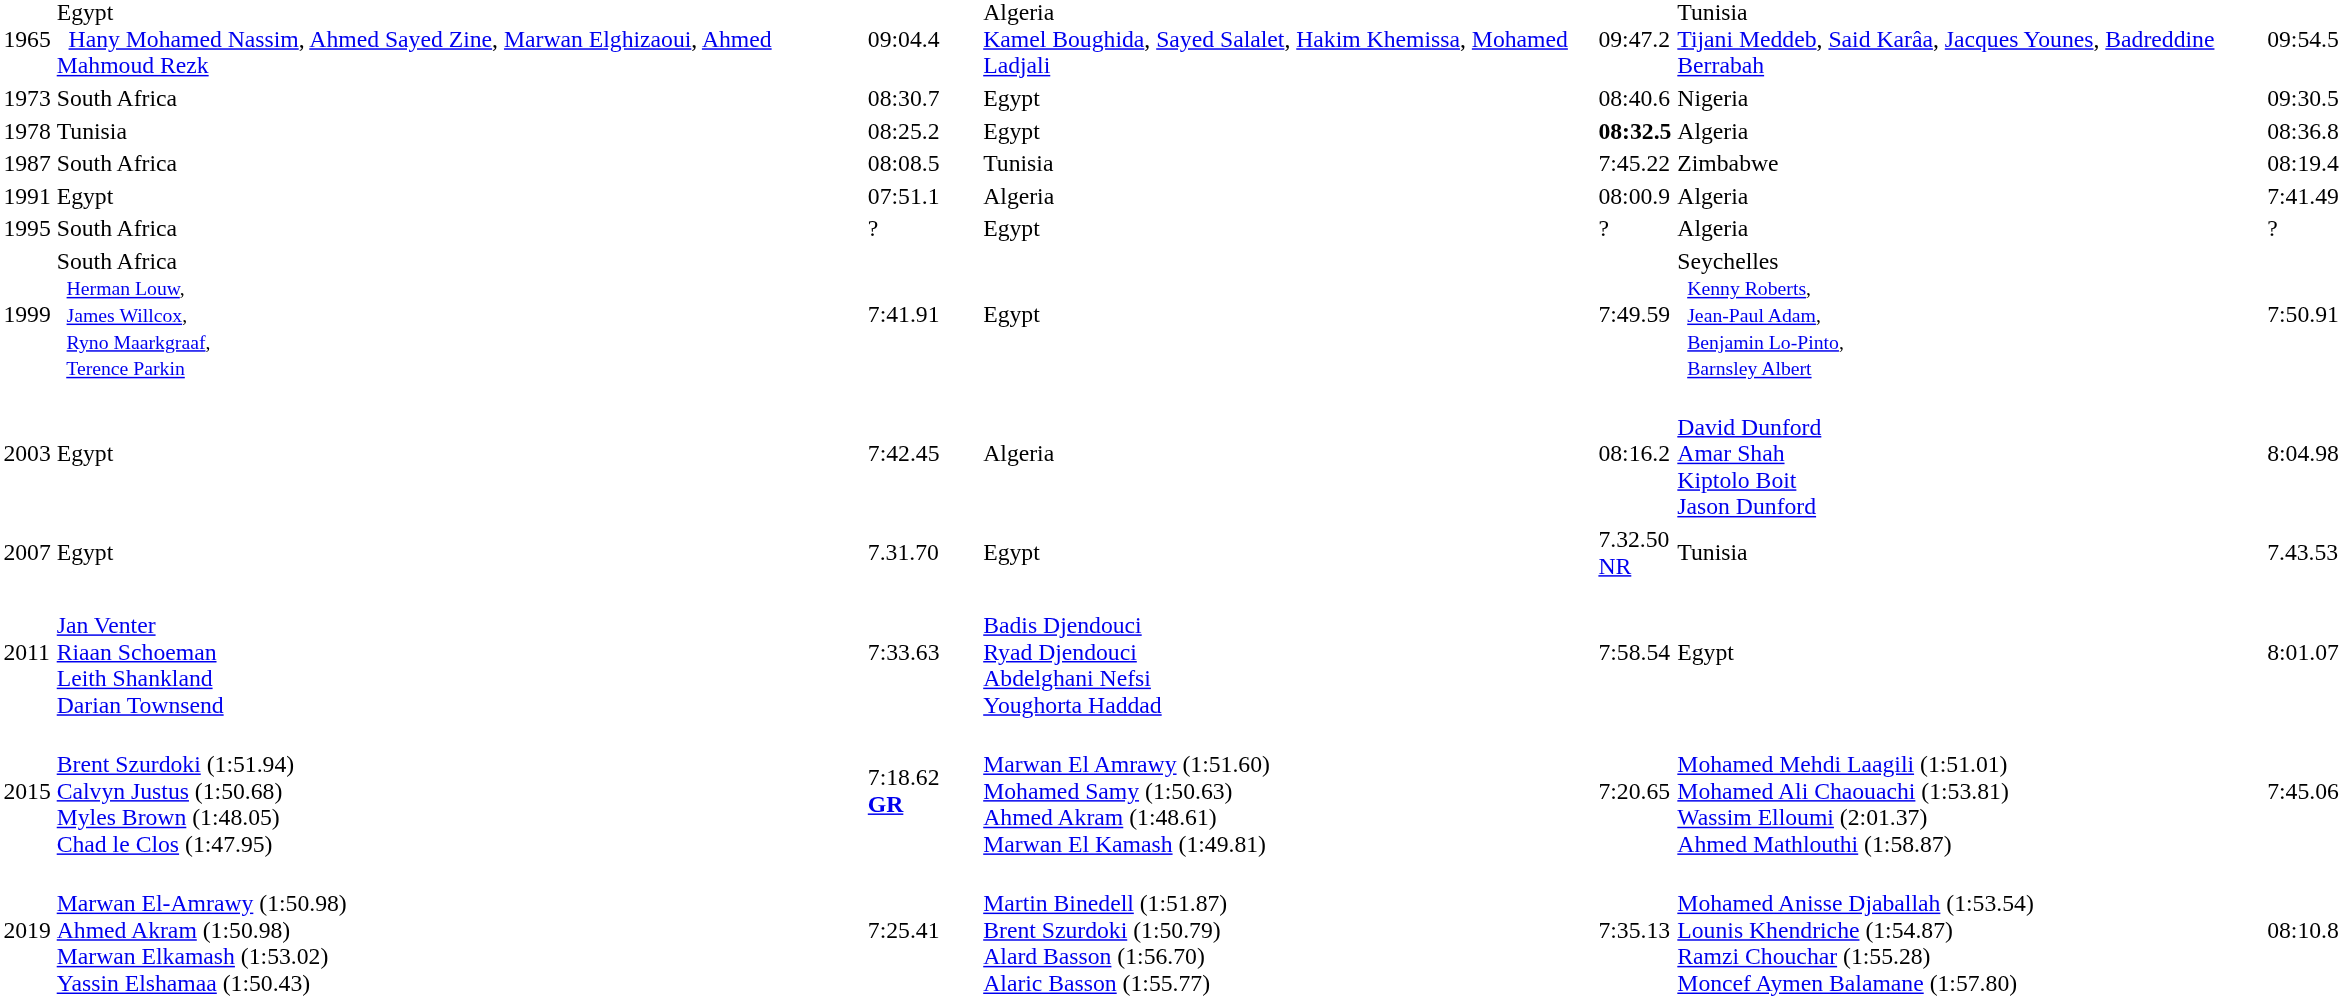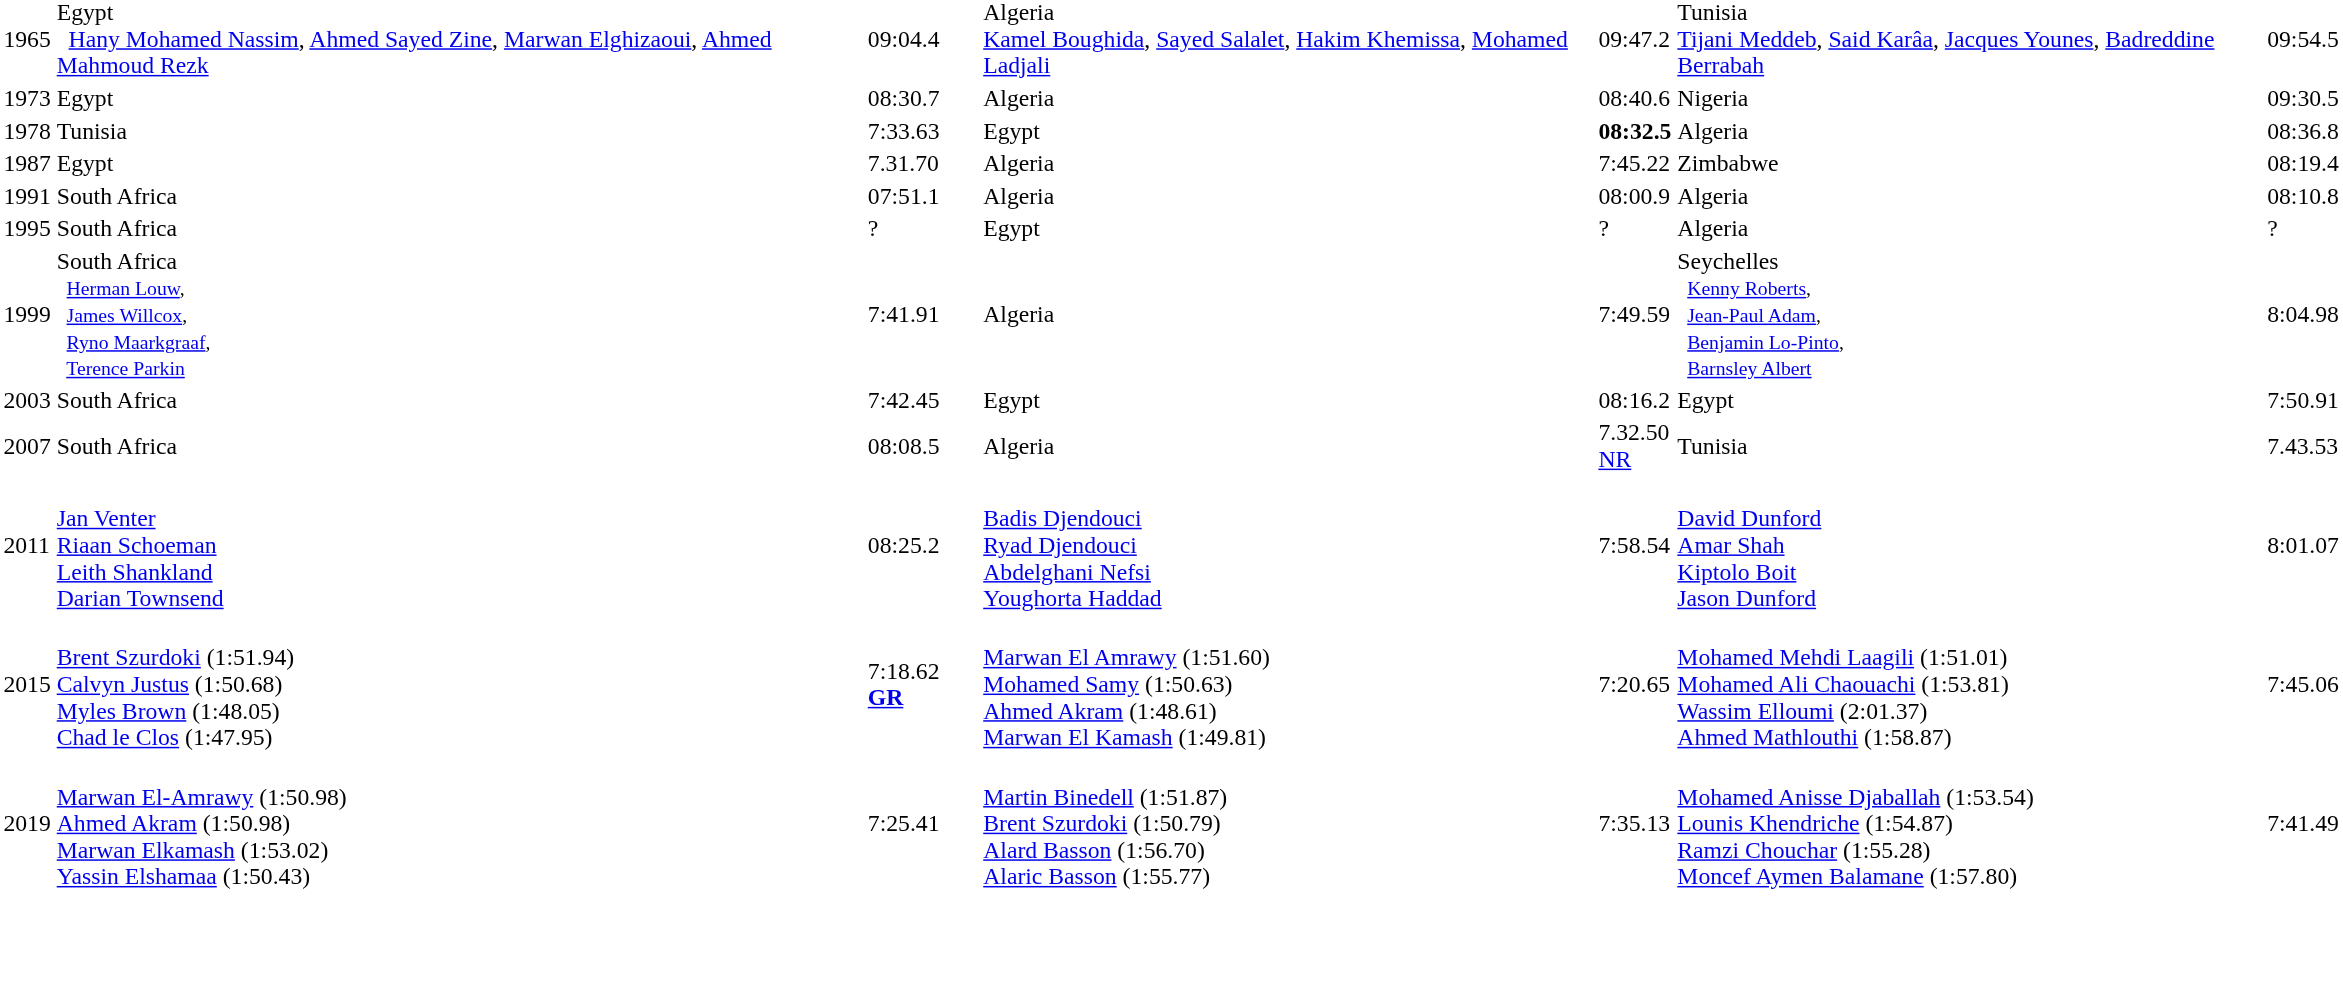(117, 98) South Africa -> (85, 98) Egypt
(1011, 98) Egypt -> (1019, 98) Algeria
(904, 130) 08:25.2 -> (904, 130) 7:33.63
(117, 163) South Africa -> (85, 163) Egypt
(904, 163) 08:08.5 -> (903, 163) 7.31.70
(1018, 163) Tunisia -> (1019, 163) Algeria
(85, 196) Egypt -> (117, 196) South Africa
(2303, 196) 7:41.49 -> (2303, 196) 08:10.8
(1011, 314) Egypt -> (1019, 314) Algeria
(2303, 314) 7:50.91 -> (2303, 314) 8:04.98
(85, 453) Egypt -> (117, 400) South Africa
(1019, 453) Algeria -> (1011, 400) Egypt
(1749, 466) David Dunford Amar Shah Kiptolo Boit Jason Dunford -> (1706, 400) Egypt
(2303, 453) 8:04.98 -> (2303, 400) 7:50.91
(85, 552) Egypt -> (117, 446) South Africa
(903, 552) 7.31.70 -> (904, 446) 08:08.5
(1011, 552) Egypt -> (1019, 446) Algeria
(904, 651) 7:33.63 -> (904, 545) 08:25.2
(1706, 651) Egypt -> (1749, 558) David Dunford Amar Shah Kiptolo Boit Jason Dunford
(2303, 930) 08:10.8 -> (2303, 823) 7:41.49
